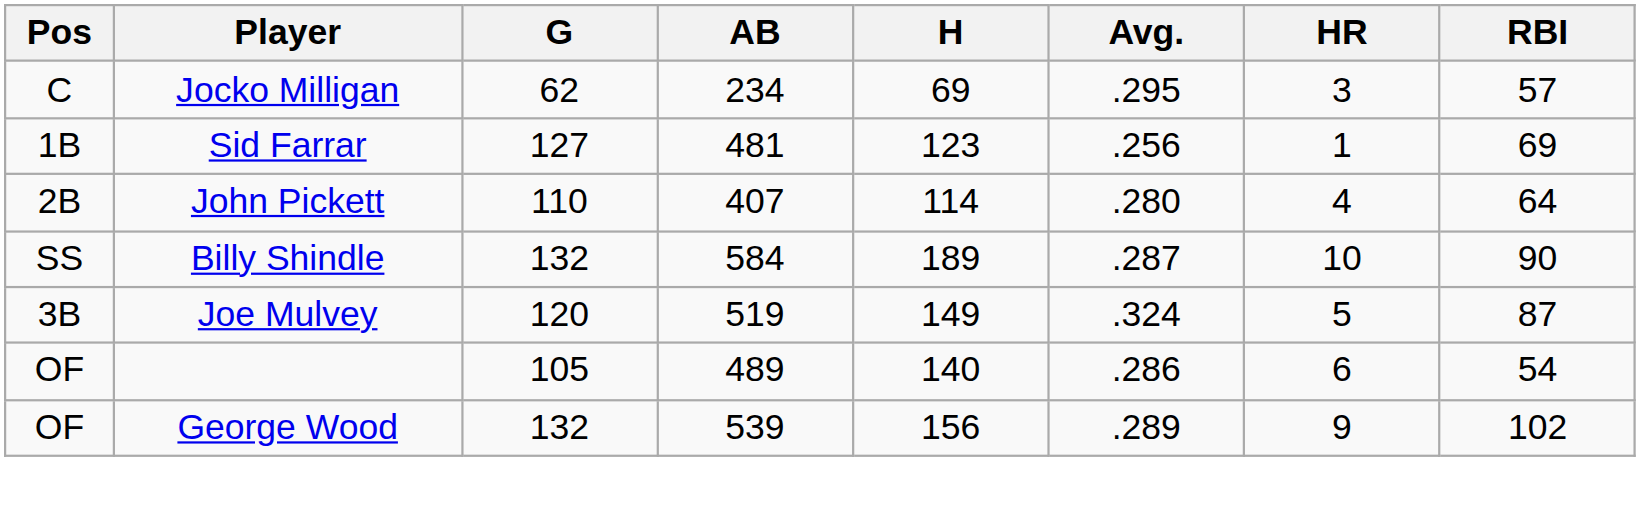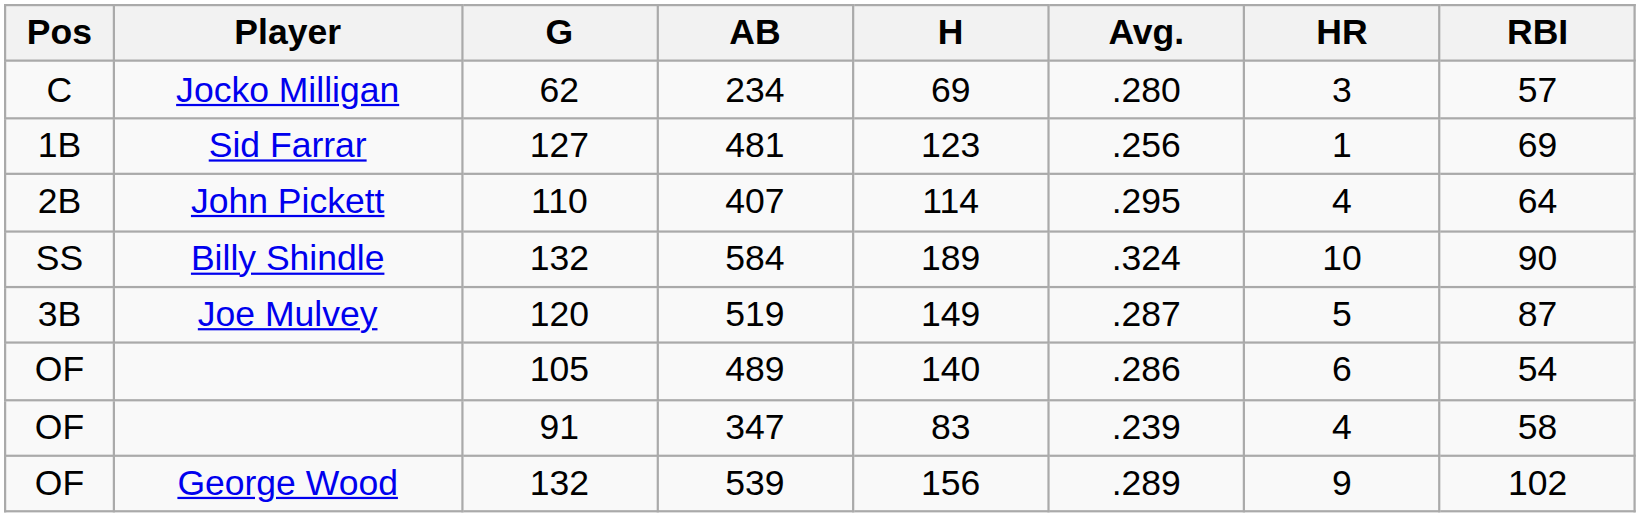(1146, 88) .295 -> (1146, 88) .280
(1146, 201) .280 -> (1146, 201) .295
(1146, 257) .287 -> (1146, 257) .324
(1146, 314) .324 -> (1146, 314) .287
+ row: (755, 426)
